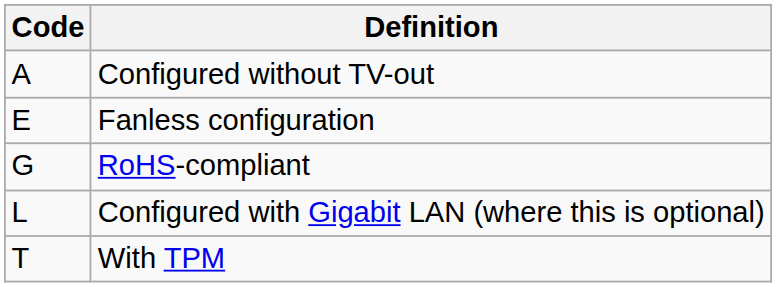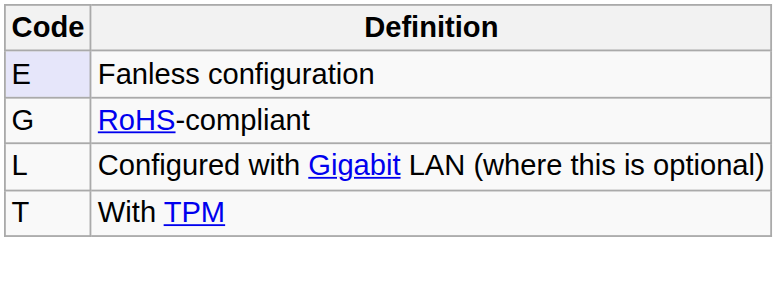- row: (266, 73)
(21, 119) no background -> (21, 73) lavender background
